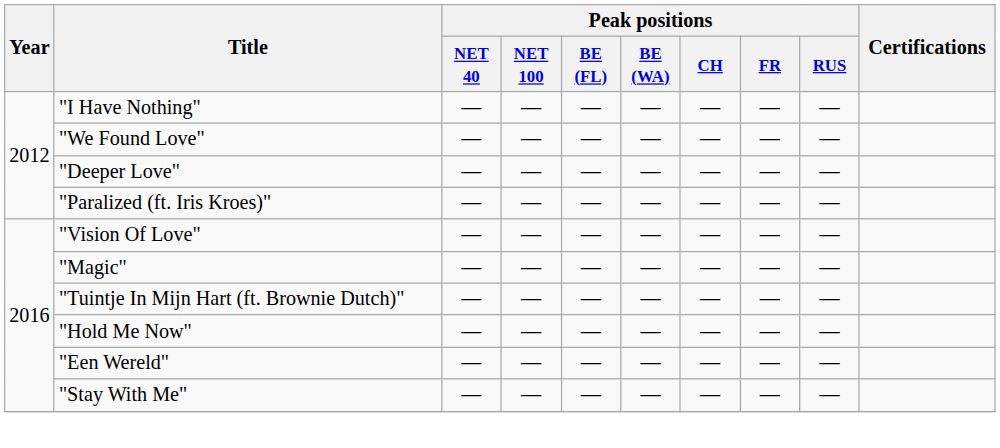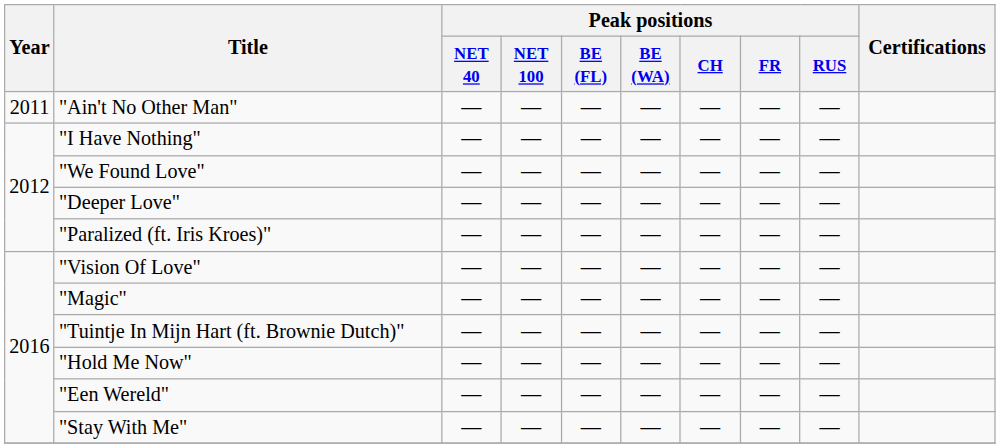+ row: (148, 107)
